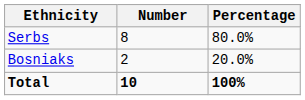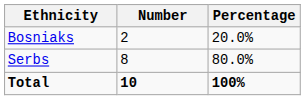rows swapped: (28, 38) <-> (41, 61)
